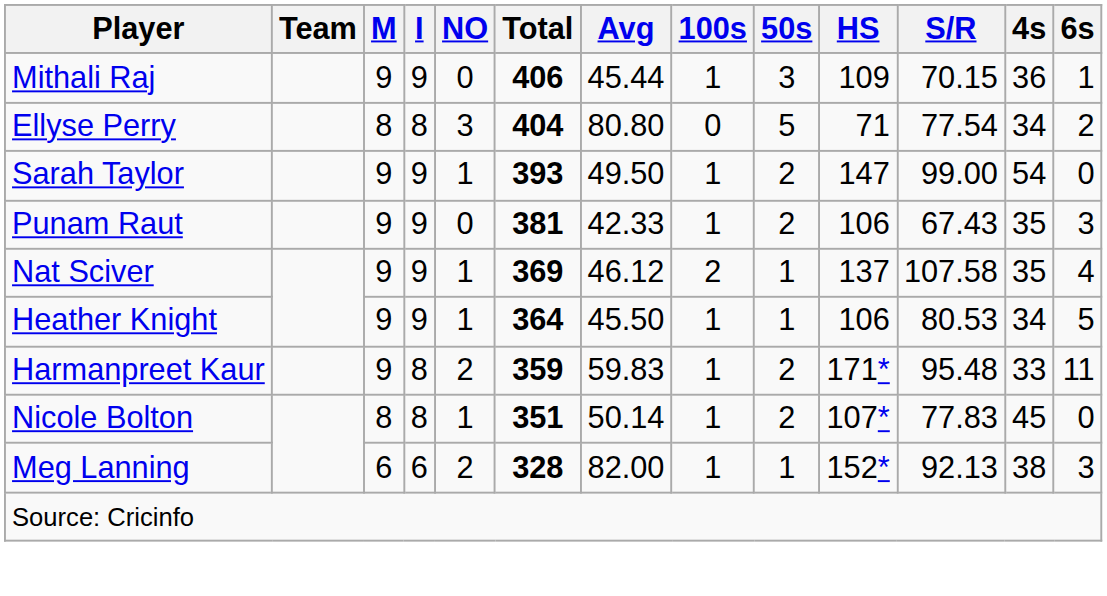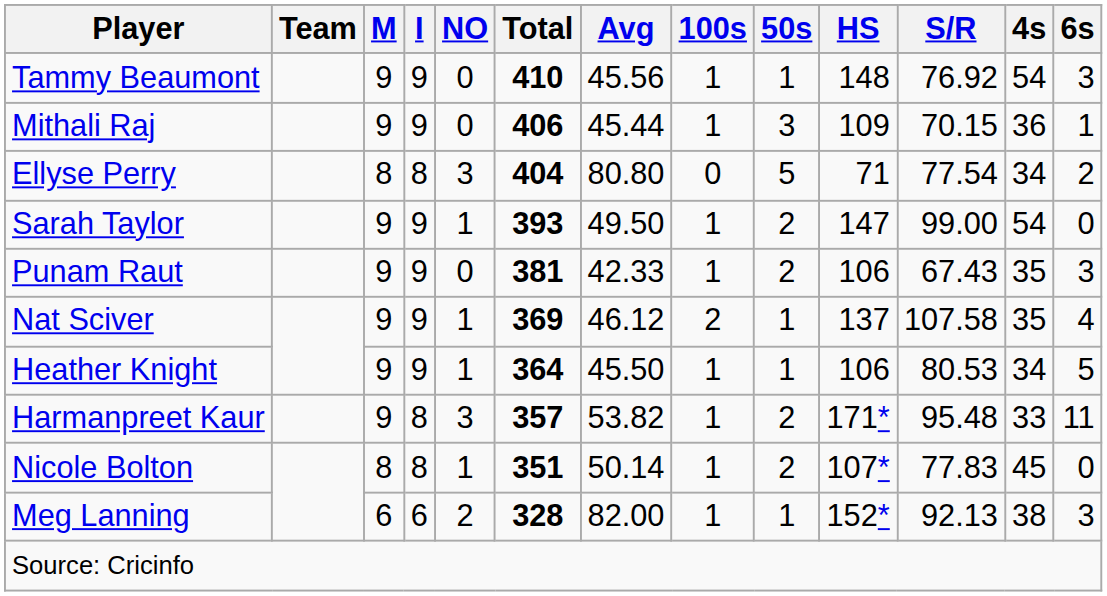+ row: (136, 77)
(465, 369) 2 -> (465, 418) 3
(538, 369) 359 -> (538, 418) 357
(626, 369) 59.83 -> (626, 418) 53.82
